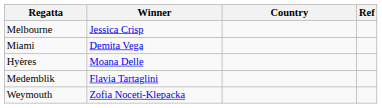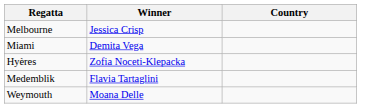- column: (367, 12)
(117, 62) Moana Delle -> (137, 62) Zofia Noceti-Klepacka
(137, 95) Zofia Noceti-Klepacka -> (117, 95) Moana Delle
